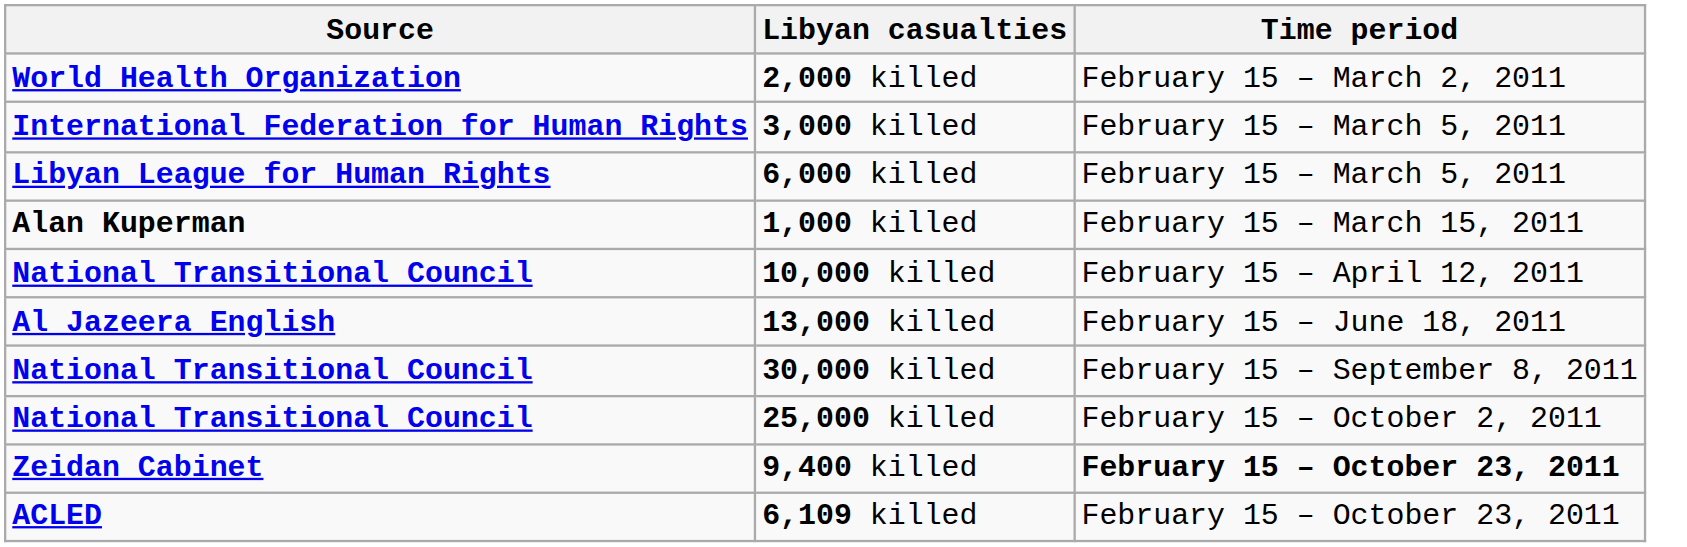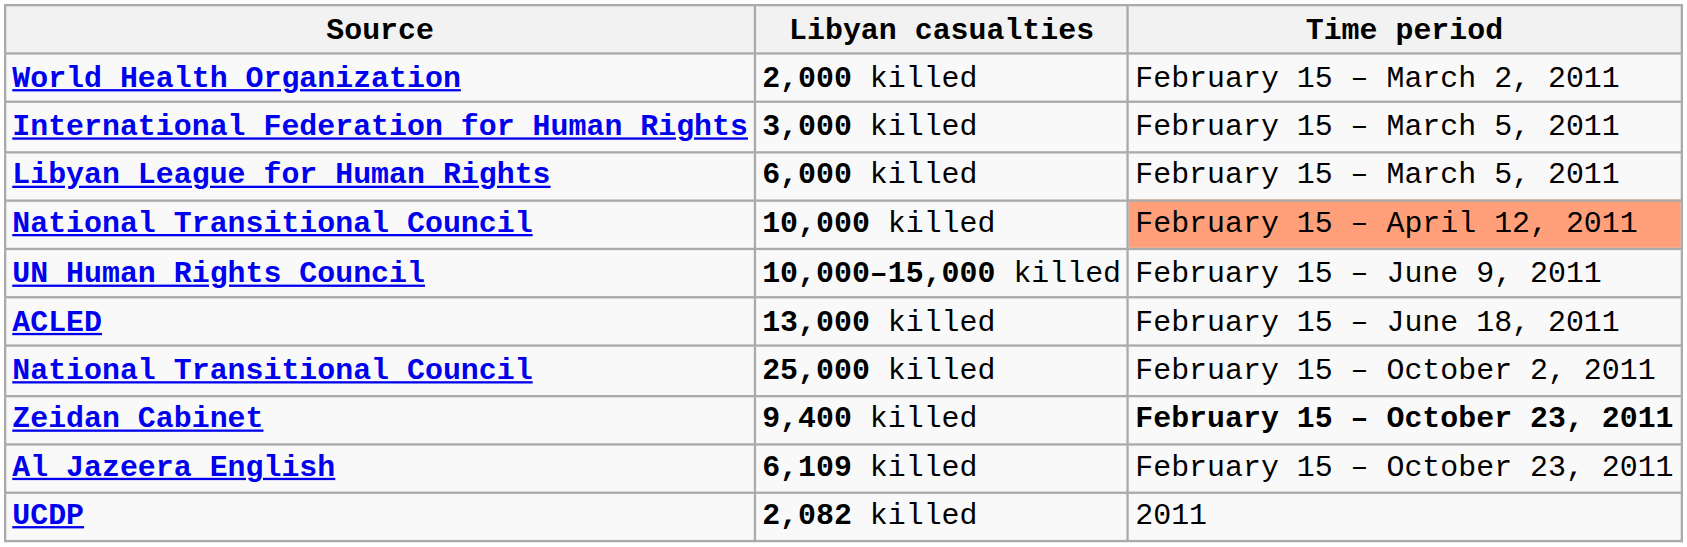- row: (870, 224)
(1333, 273) no background -> (1386, 224) lightsalmon background
+ row: (942, 273)
(174, 322) Al Jazeera English -> (57, 322) ACLED
- row: (879, 371)
(57, 517) ACLED -> (174, 468) Al Jazeera English
+ row: (870, 517)
